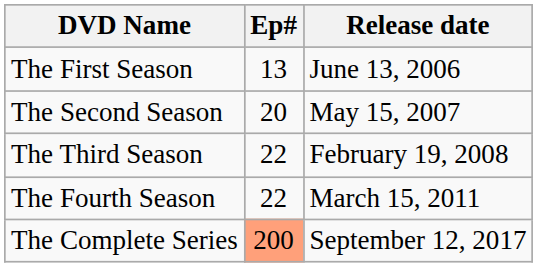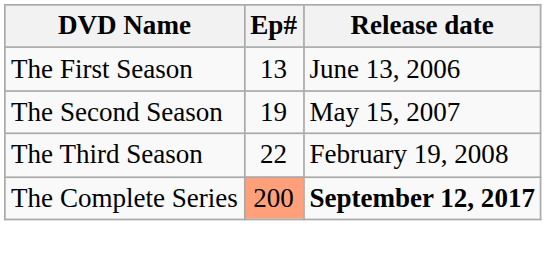(274, 111) 20 -> (274, 111) 19
- row: (113, 197)
(418, 240) normal -> (422, 197) bold
